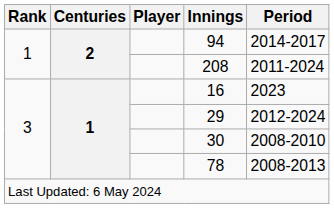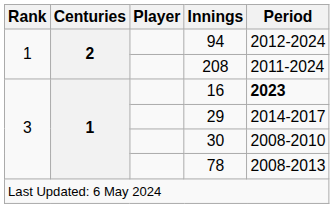(288, 41) 2014-2017 -> (288, 41) 2012-2024
(268, 91) normal -> (268, 91) bold
(288, 116) 2012-2024 -> (288, 116) 2014-2017
